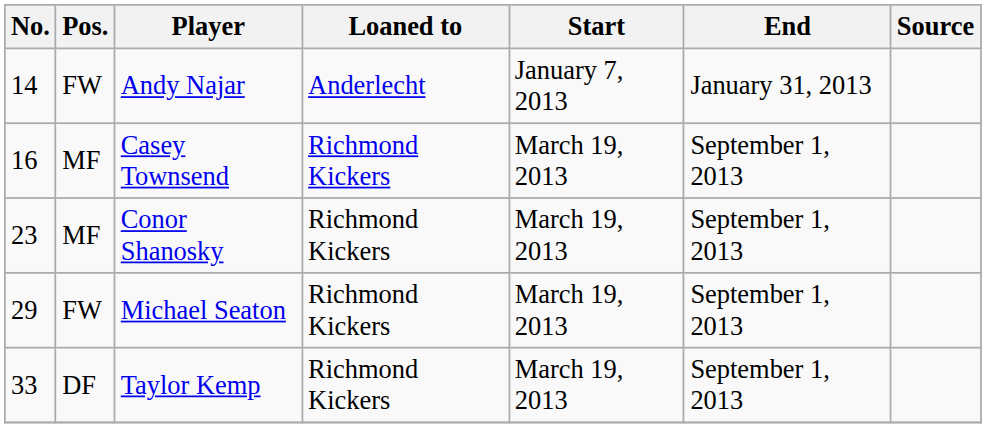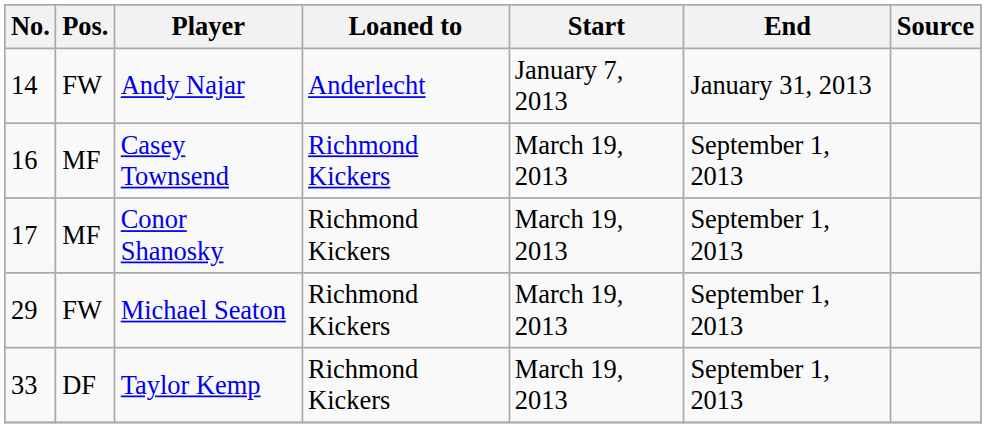(24, 235) 23 -> (24, 235) 17
